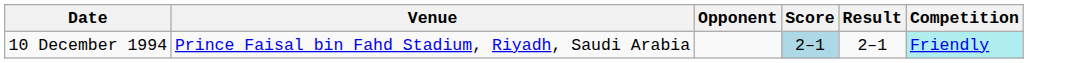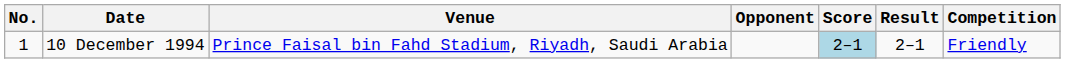+ column: (23, 18)
(950, 45) paleturquoise background -> (987, 45) no background
